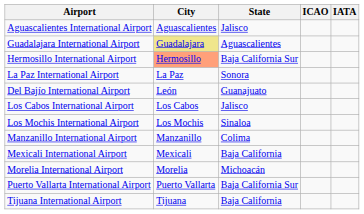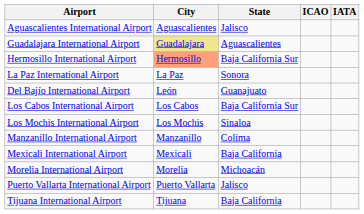(234, 106) Jalisco -> (259, 106) Baja California Sur
(259, 185) Baja California Sur -> (234, 185) Jalisco
